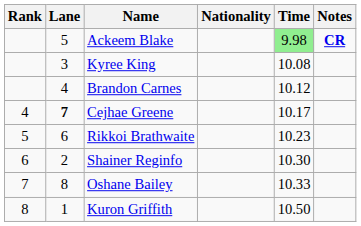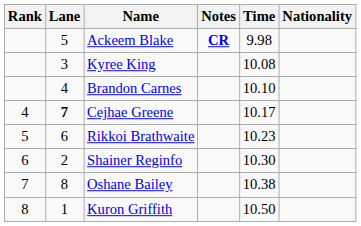columns swapped: (236, 16) <-> (335, 16)
(294, 40) lightgreen background -> (259, 40) no background
(294, 88) 10.12 -> (259, 88) 10.10
(294, 185) 10.33 -> (259, 185) 10.38
